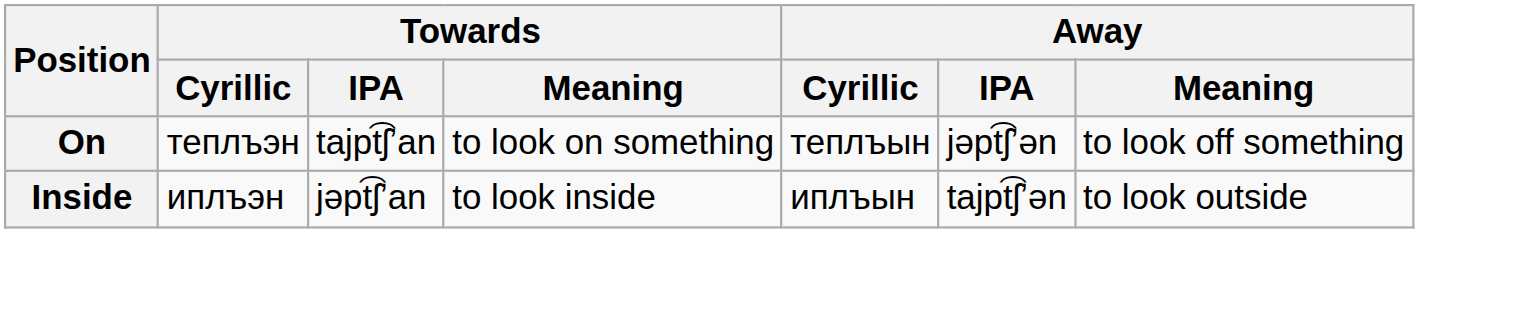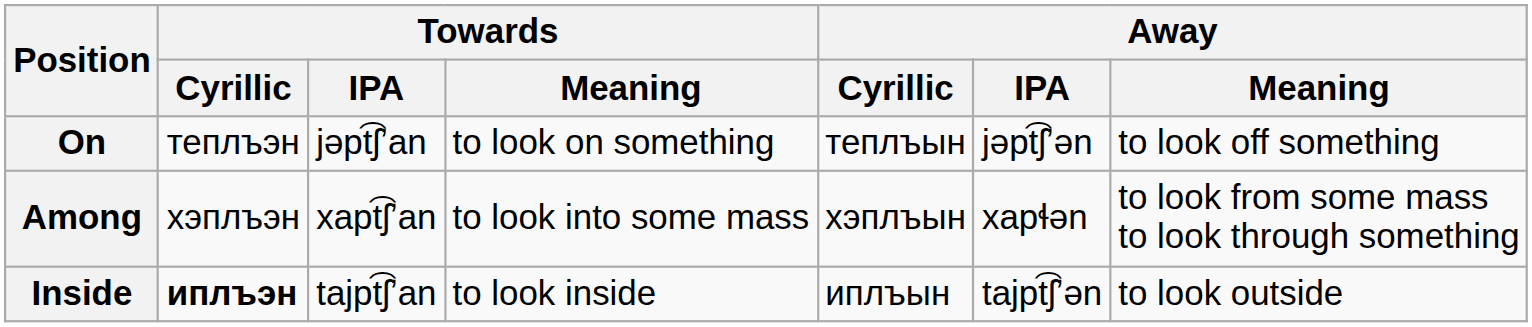(376, 142) tajpt͡ʃʼan -> (371, 142) jəpt͡ʃʼan
+ row: (82, 217)
(226, 198) normal -> (232, 292) bold
(371, 198) jəpt͡ʃʼan -> (376, 292) tajpt͡ʃʼan
